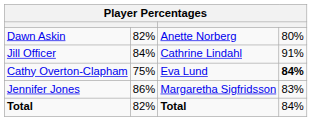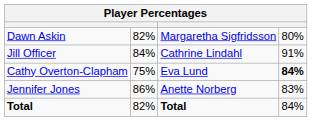(198, 36) Anette Norberg -> (218, 36) Margaretha Sigfridsson
(218, 89) Margaretha Sigfridsson -> (198, 89) Anette Norberg
